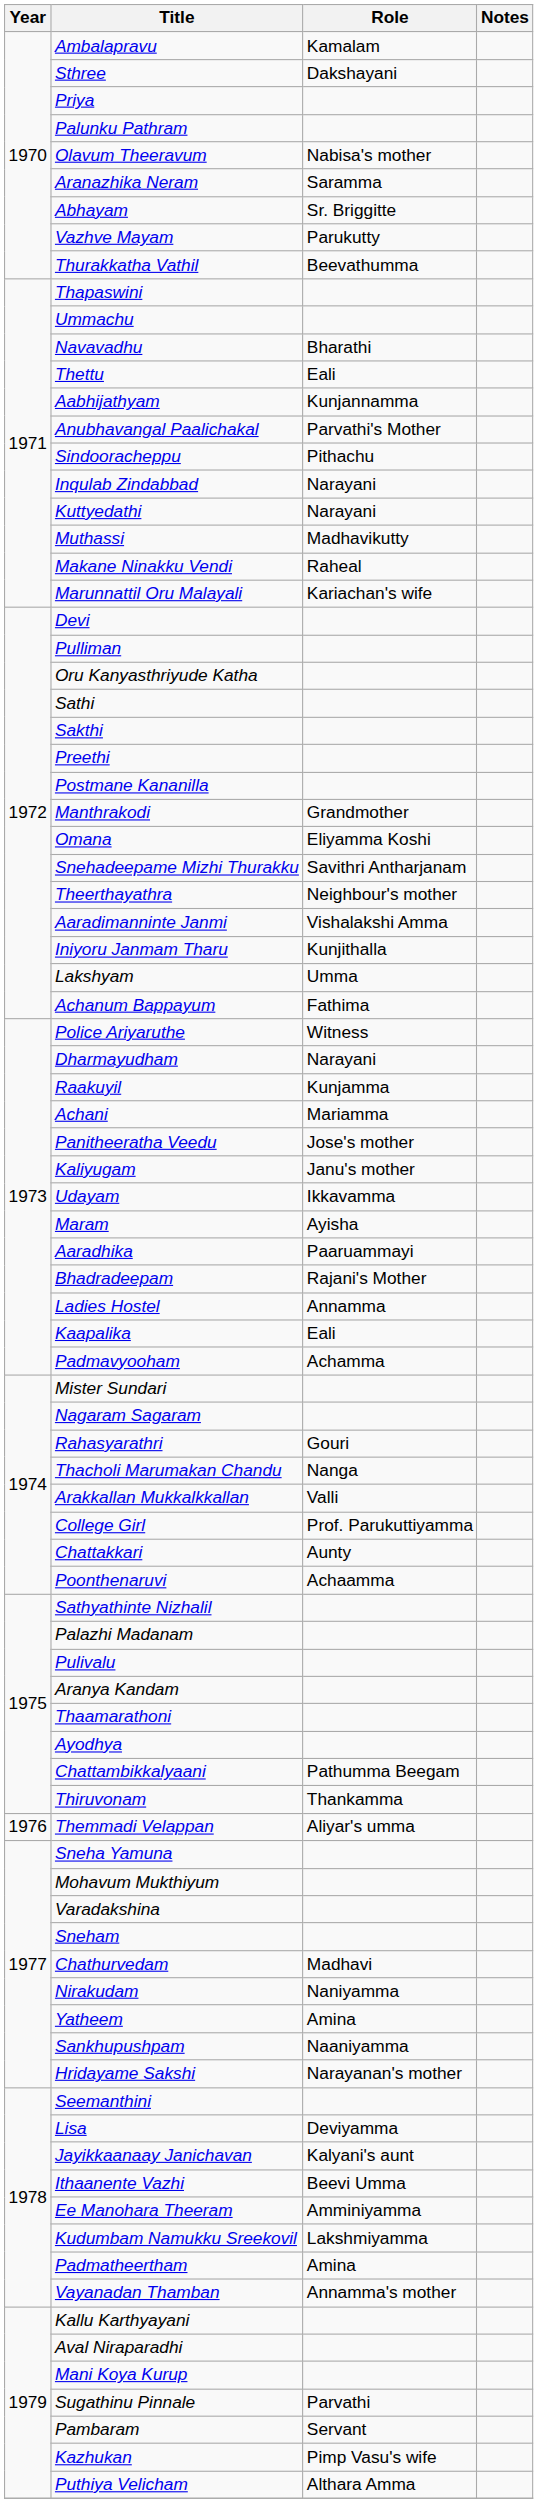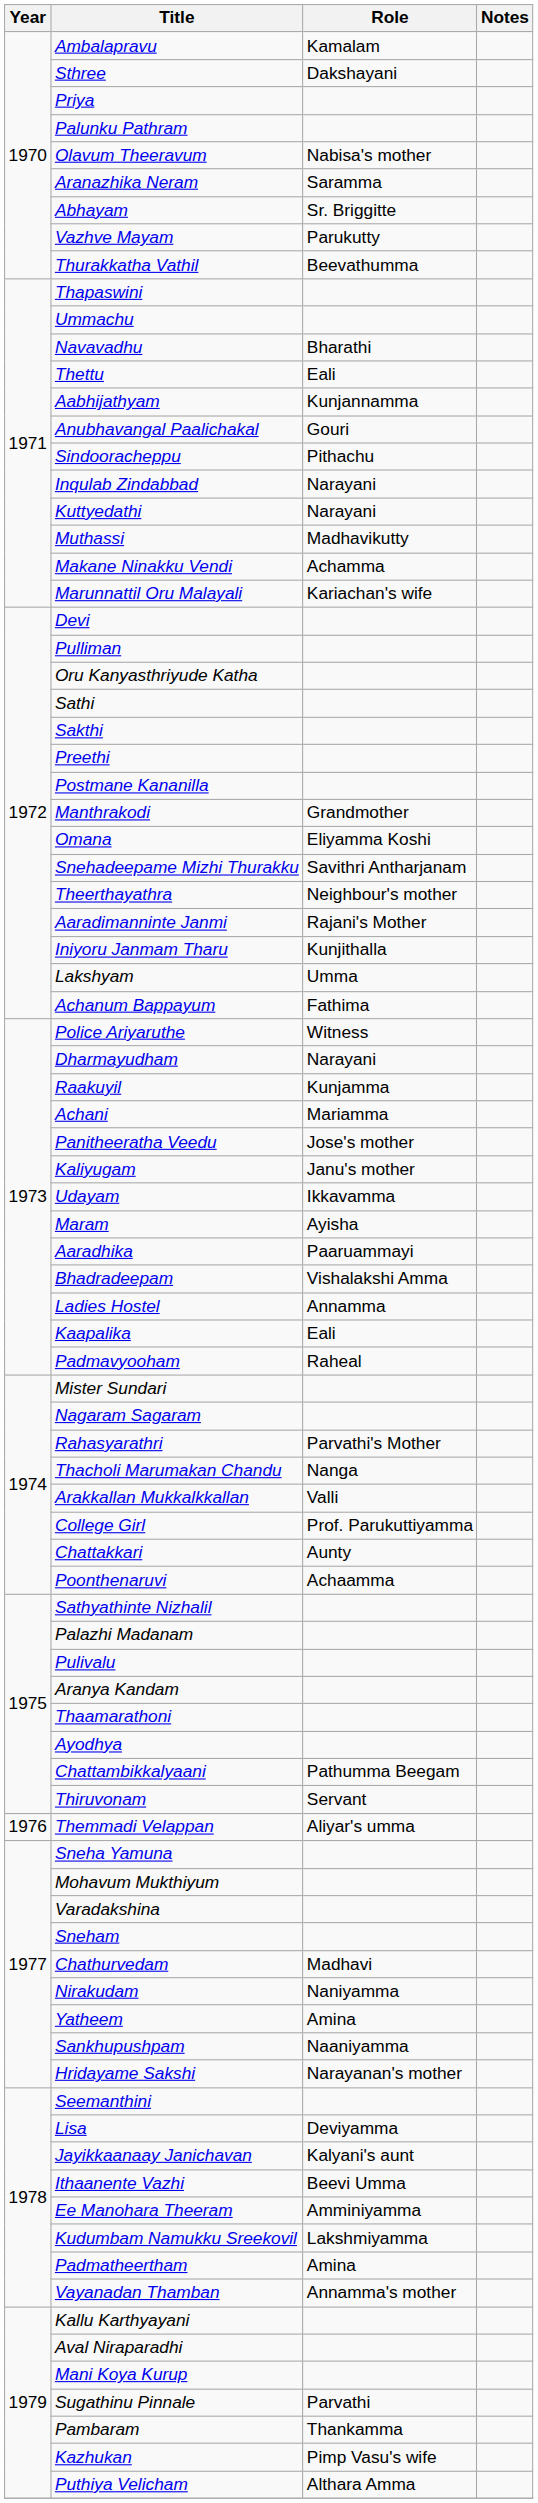(374, 429) Parvathi's Mother -> (328, 429) Gouri
(334, 566) Raheal -> (346, 566) Achamma
(377, 922) Vishalakshi Amma -> (367, 922) Rajani's Mother
(367, 1278) Rajani's Mother -> (377, 1278) Vishalakshi Amma
(346, 1361) Achamma -> (334, 1361) Raheal
(328, 1443) Gouri -> (374, 1443) Parvathi's Mother
(355, 1799) Thankamma -> (337, 1799) Servant
(337, 2429) Servant -> (355, 2429) Thankamma
